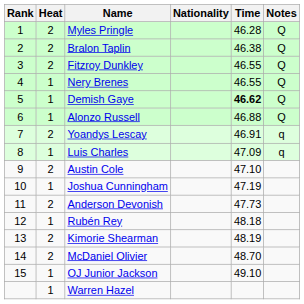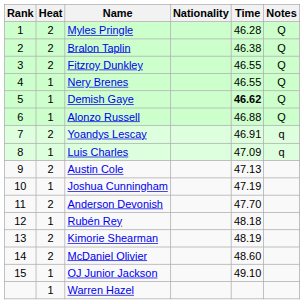(248, 169) 47.10 -> (248, 169) 47.13
(248, 204) 47.73 -> (248, 204) 47.70
(248, 256) 48.70 -> (248, 256) 48.60
